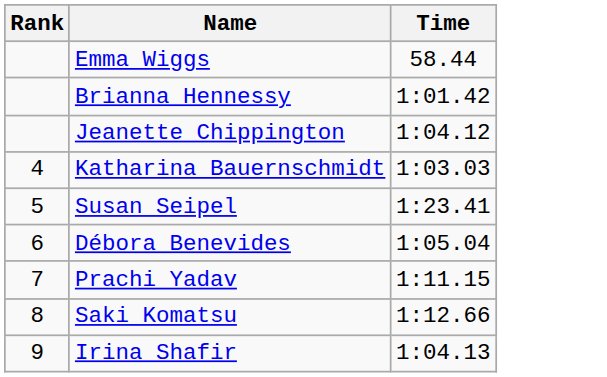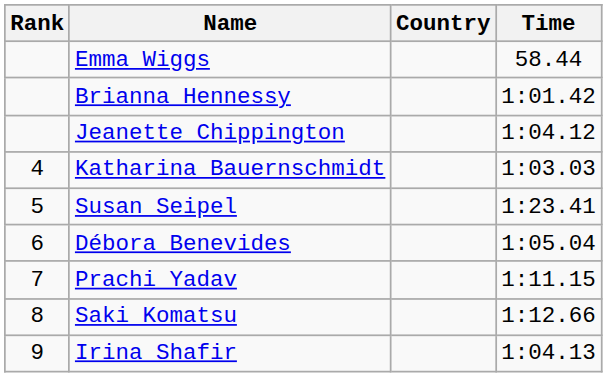+ column: (443, 23)
